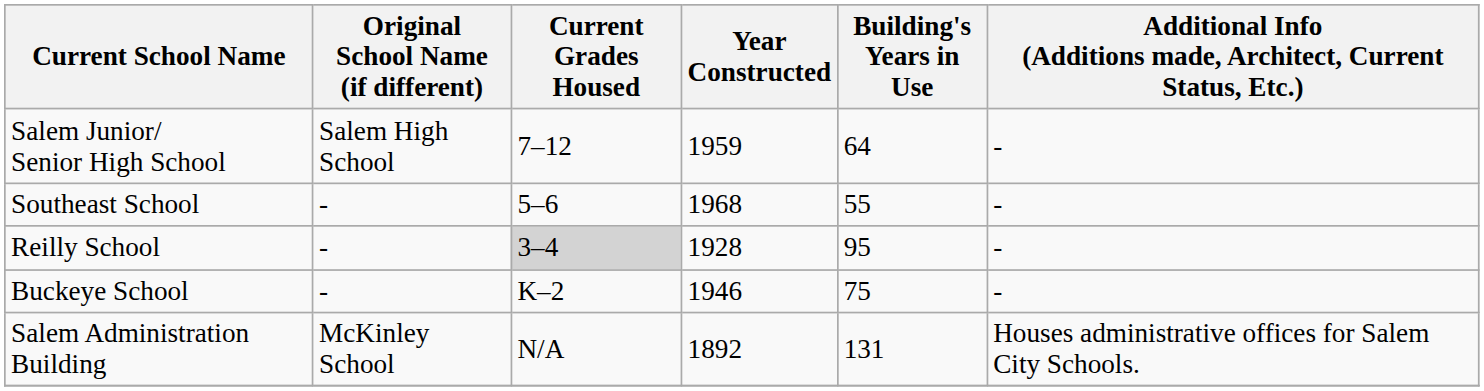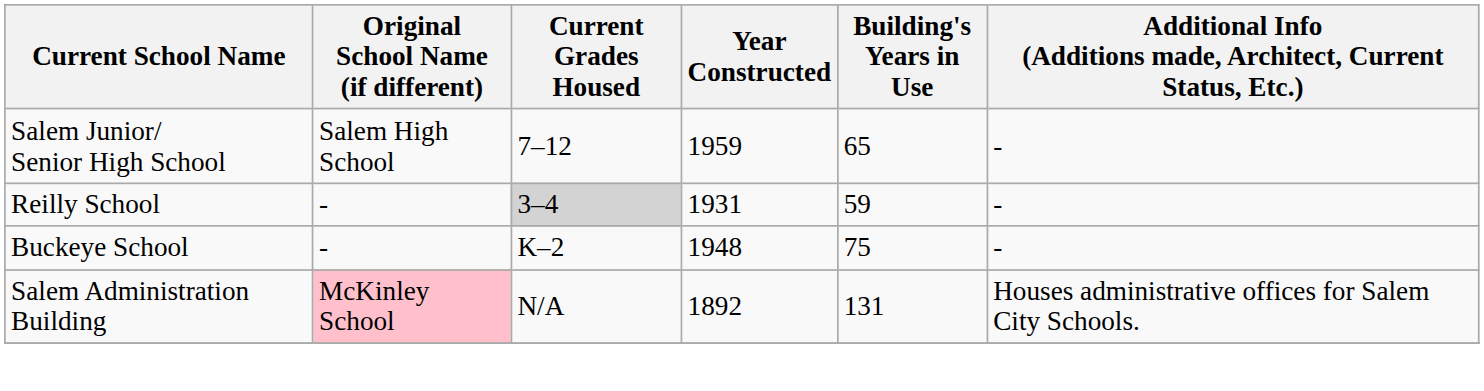(857, 145) 64 -> (857, 145) 65
- row: (105, 204)
(715, 247) 1928 -> (715, 204) 1931
(857, 247) 95 -> (857, 204) 59
(715, 290) 1946 -> (715, 247) 1948
(374, 348) no background -> (374, 305) pink background
